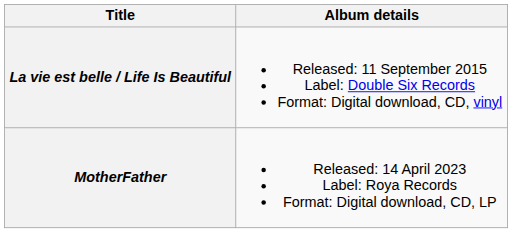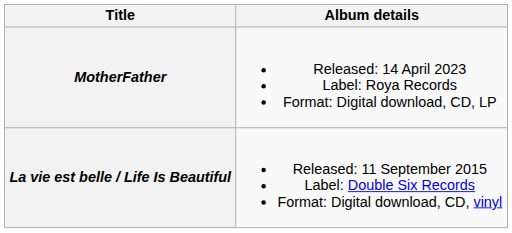rows swapped: (120, 77) <-> (120, 177)
